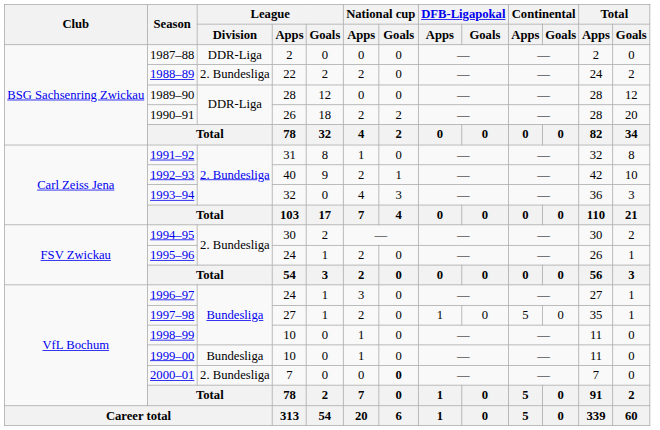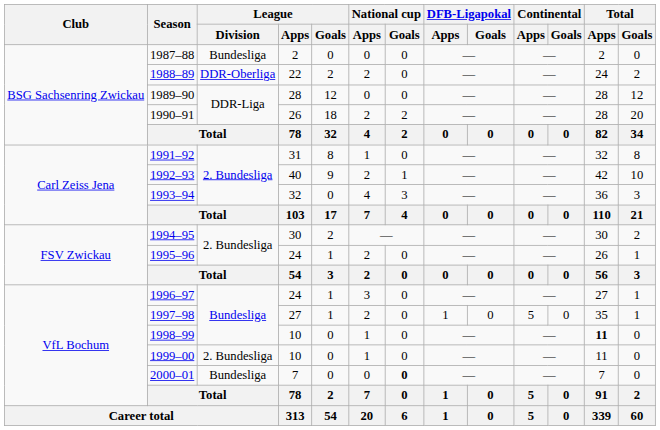(235, 54) DDR-Liga -> (238, 54) Bundesliga
(235, 74) 2. Bundesliga -> (238, 74) DDR-Oberliga
(596, 335) normal -> (602, 335) bold
(235, 355) Bundesliga -> (238, 355) 2. Bundesliga
(235, 375) 2. Bundesliga -> (238, 375) Bundesliga
